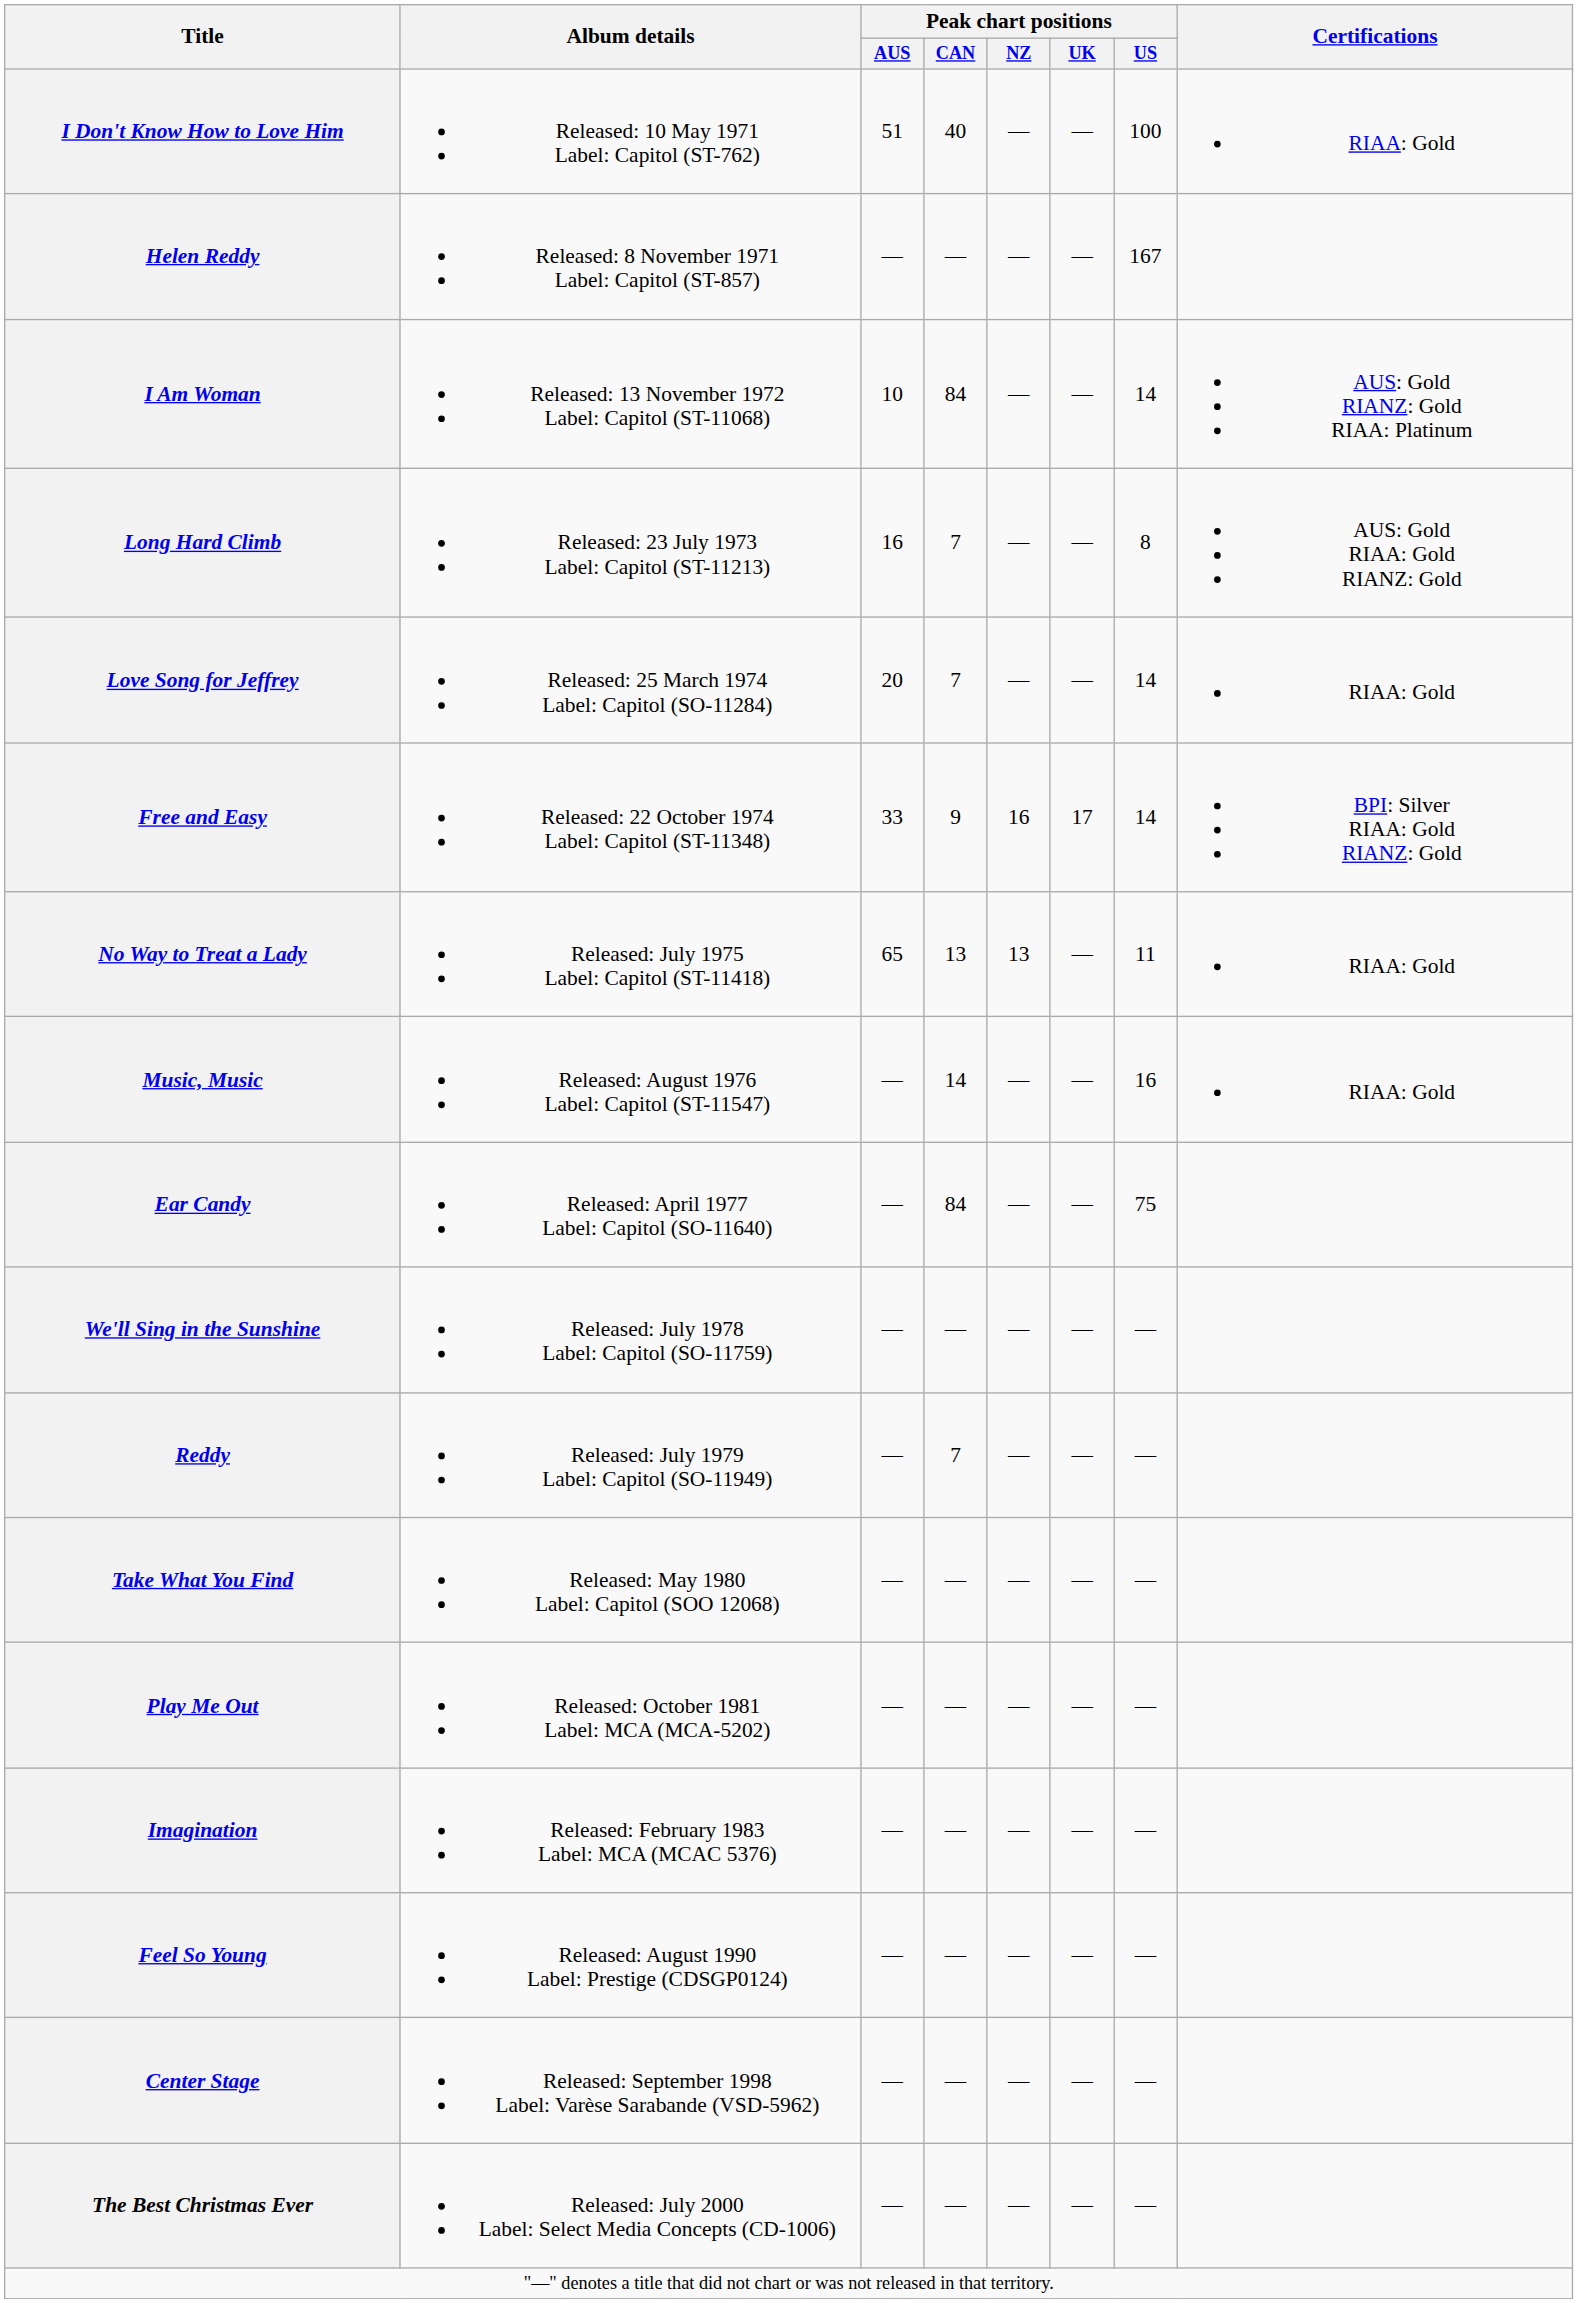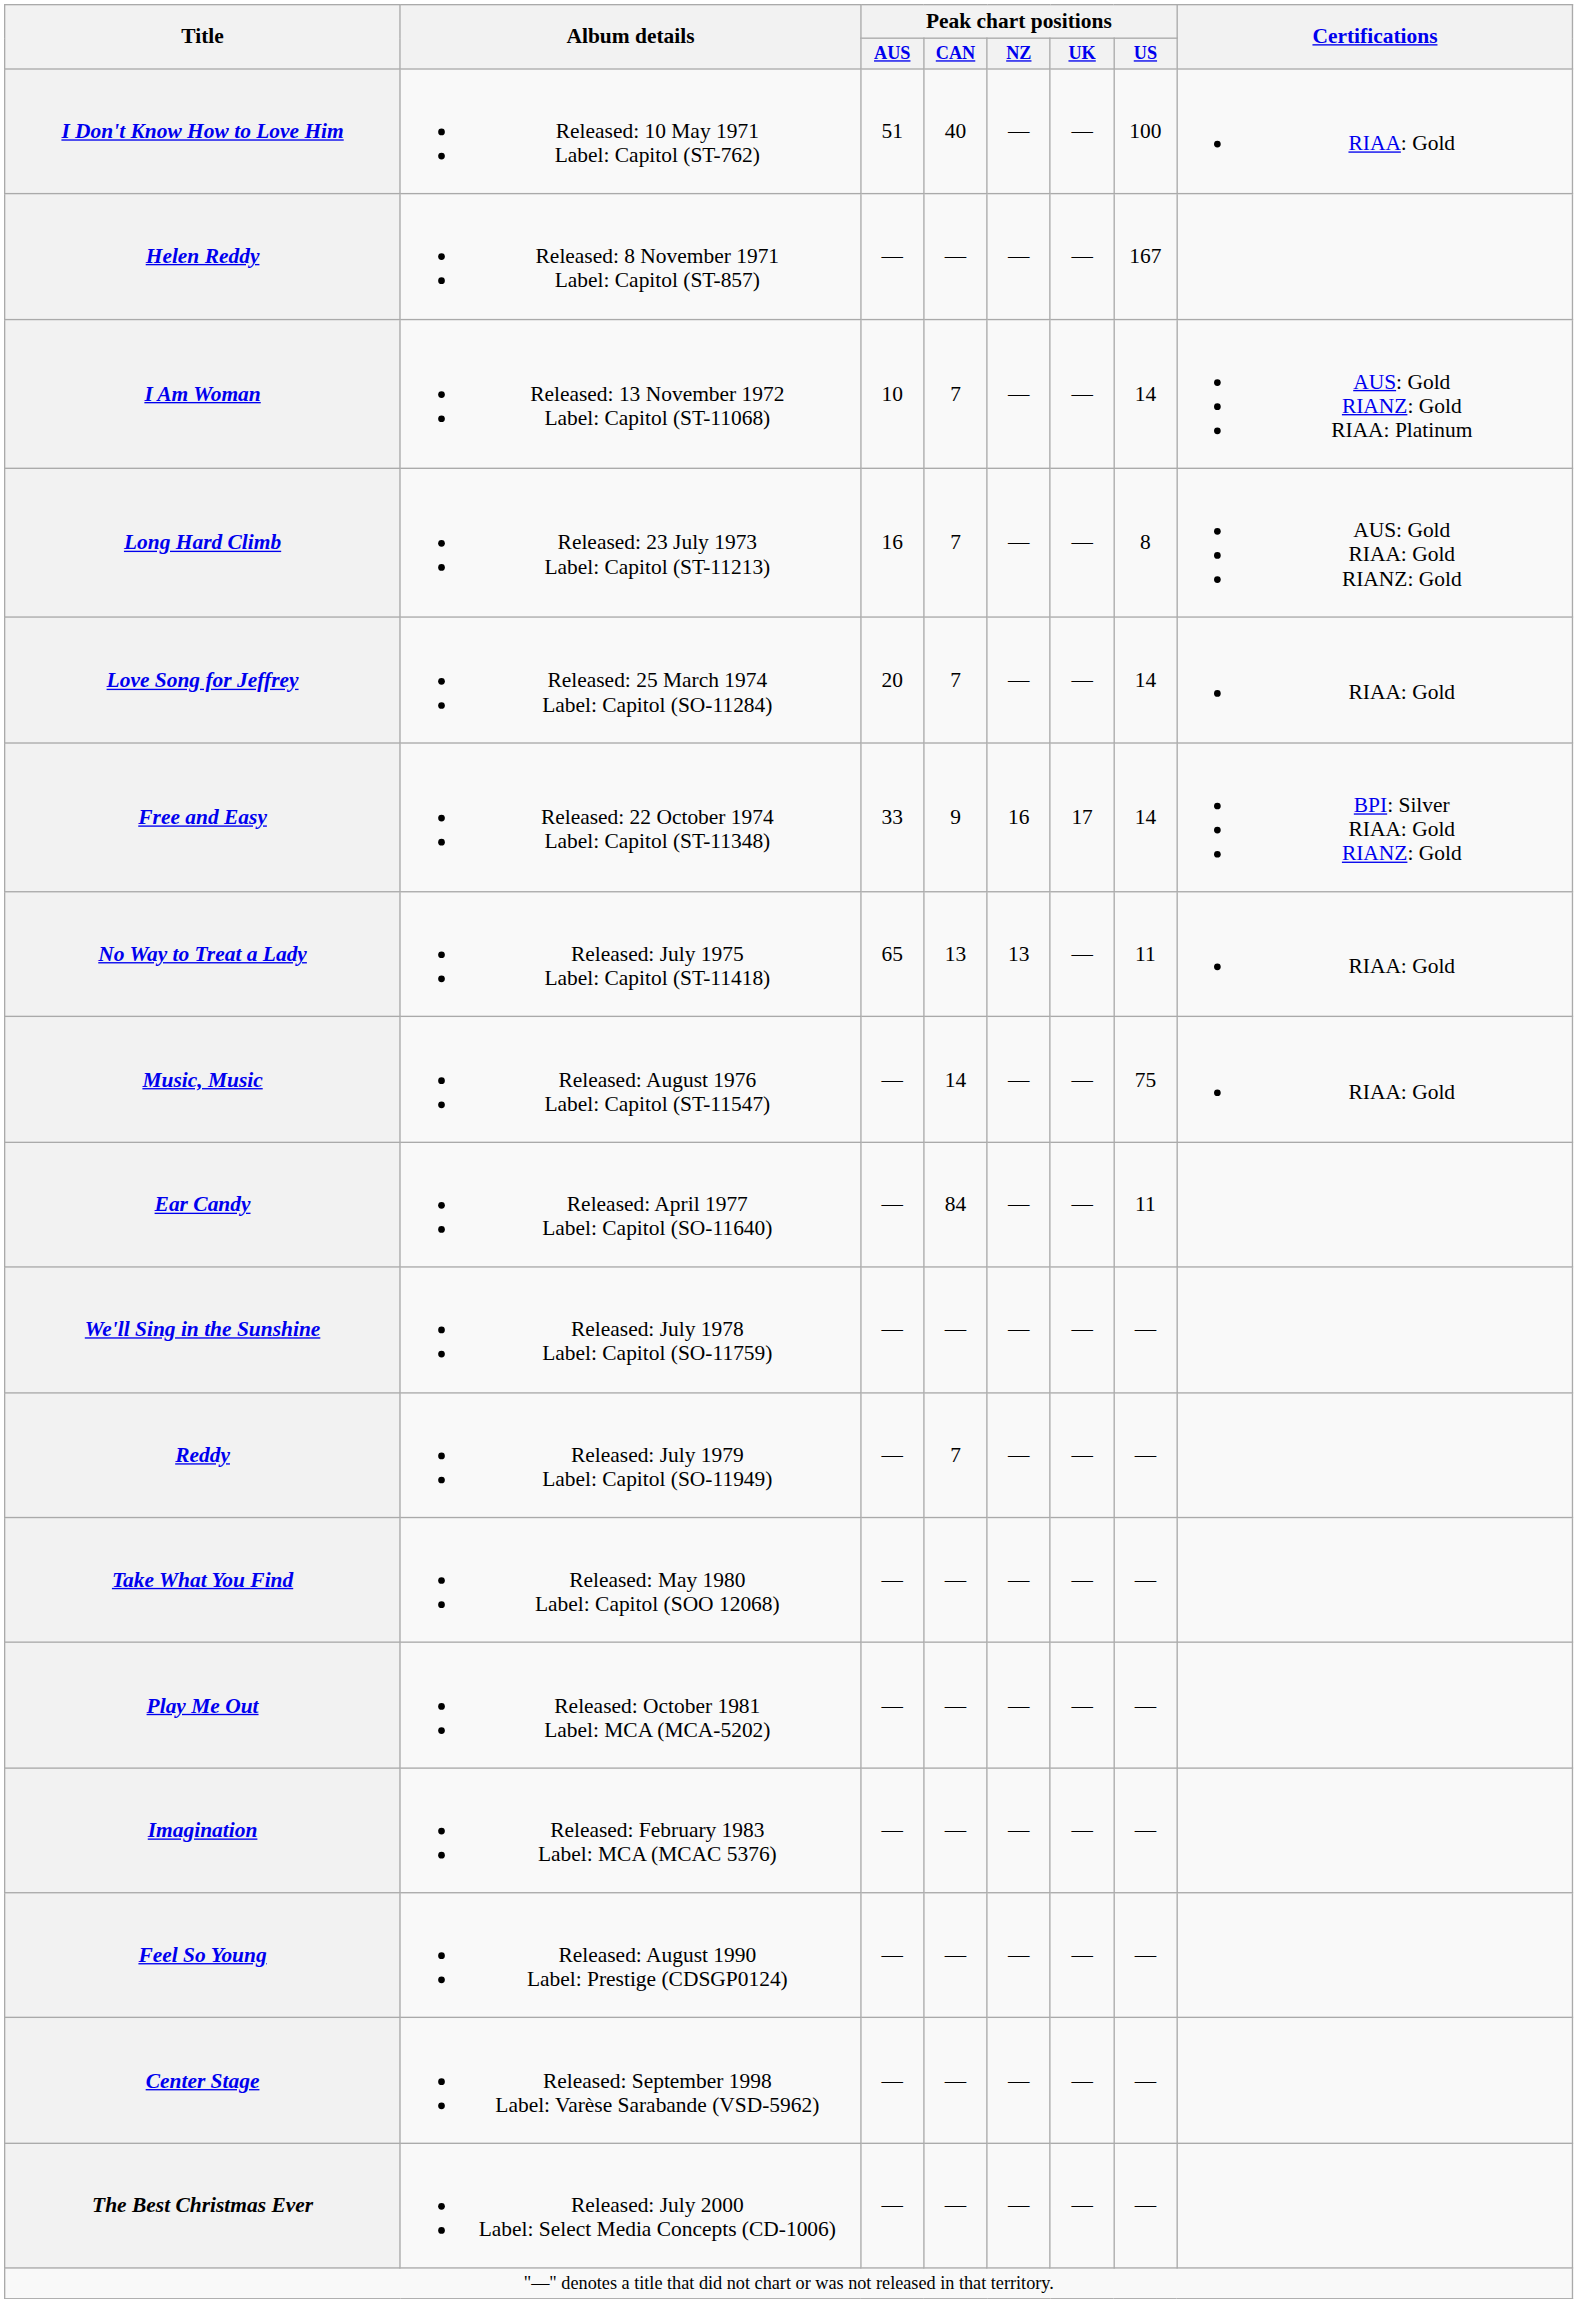(956, 393) 84 -> (956, 393) 7
(1145, 1079) 16 -> (1145, 1079) 75
(1145, 1204) 75 -> (1145, 1204) 11
